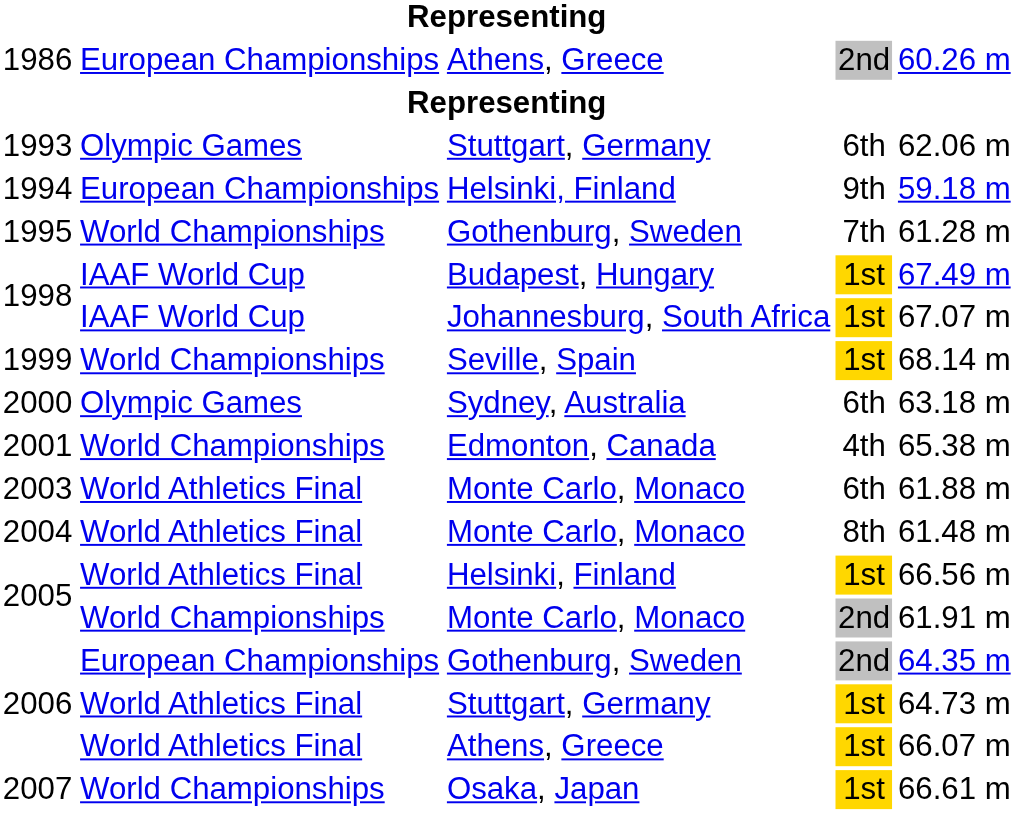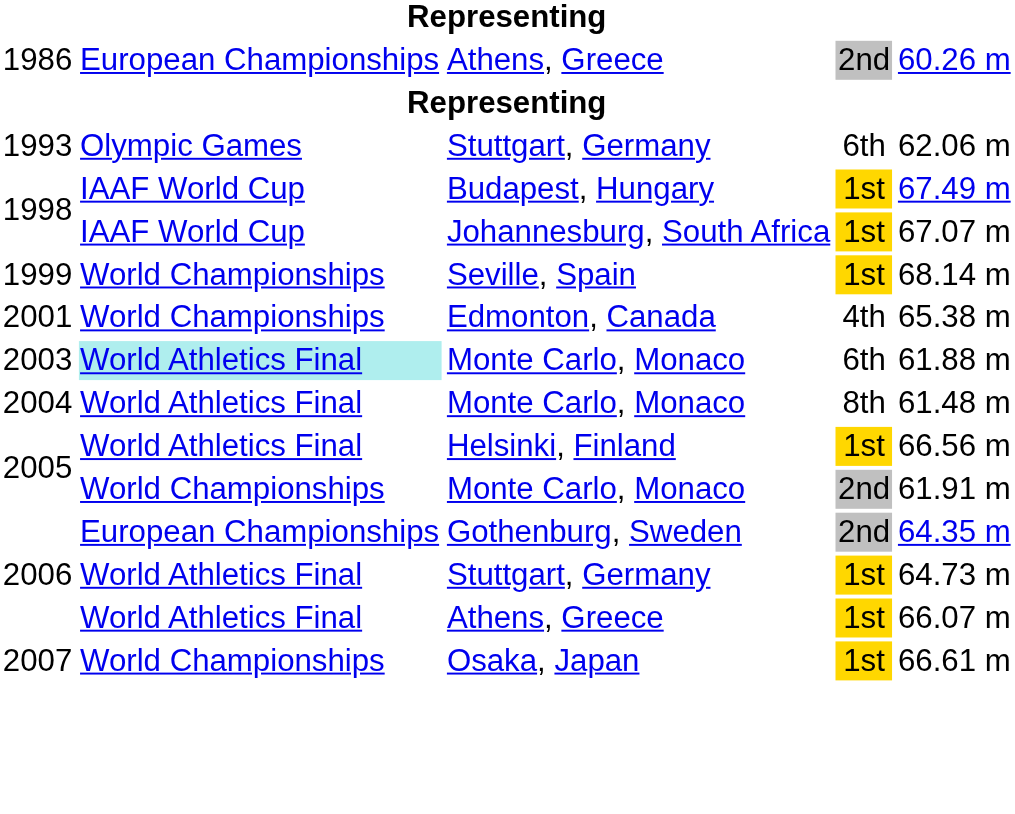- row: (38, 188)
- row: (38, 231)
- row: (38, 403)
(221, 488) no background -> (221, 360) paleturquoise background
